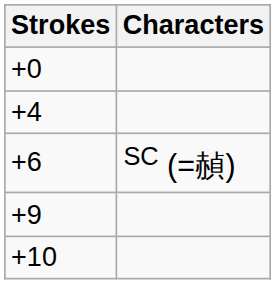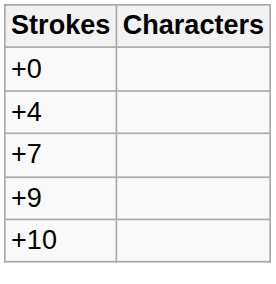- row: (26, 162)
+ row: (26, 154)
